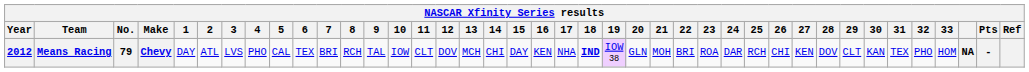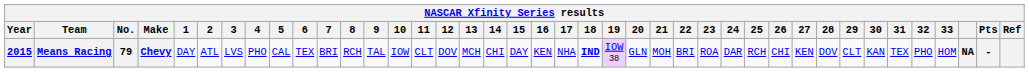(20, 52) 2012 -> (20, 52) 2015
